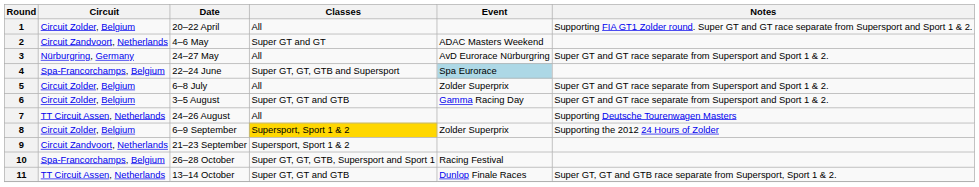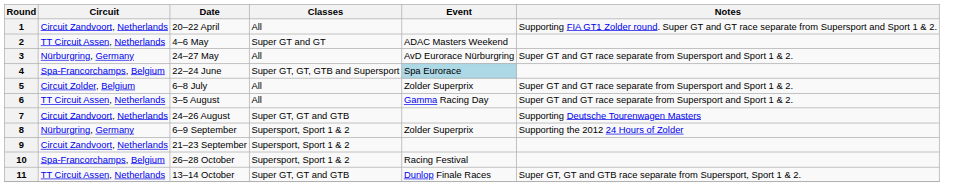(88, 26) Circuit Zolder, Belgium -> (104, 26) Circuit Zandvoort, Netherlands
(104, 41) Circuit Zandvoort, Netherlands -> (103, 41) TT Circuit Assen, Netherlands
(88, 100) Circuit Zolder, Belgium -> (103, 100) TT Circuit Assen, Netherlands
(300, 100) Super GT, GT and GTB -> (257, 100) All
(103, 115) TT Circuit Assen, Netherlands -> (104, 115) Circuit Zandvoort, Netherlands
(257, 115) All -> (300, 115) Super GT, GT and GTB
(88, 130) Circuit Zolder, Belgium -> (87, 130) Nürburgring, Germany
(300, 130) gold background -> (300, 130) no background
(343, 159) Super GT, GT, GTB, Supersport and Sport 1 -> (300, 159) Supersport, Sport 1 & 2
